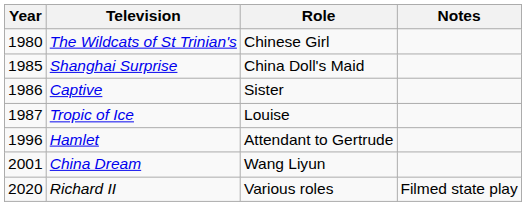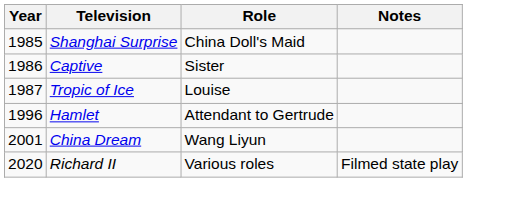- row: (143, 41)
